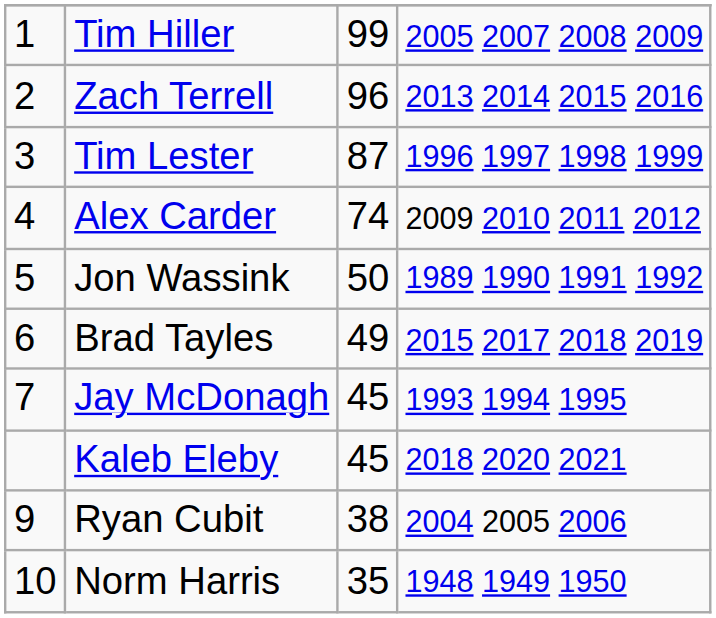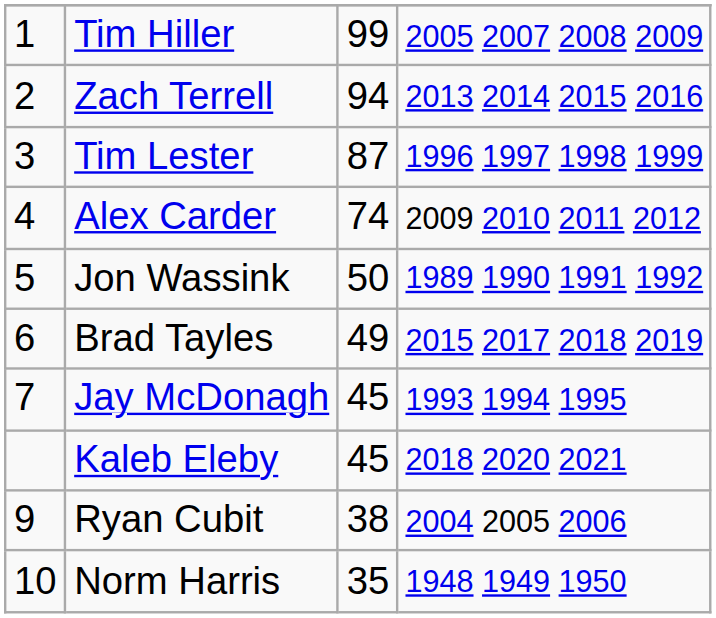(368, 95) 96 -> (368, 95) 94
